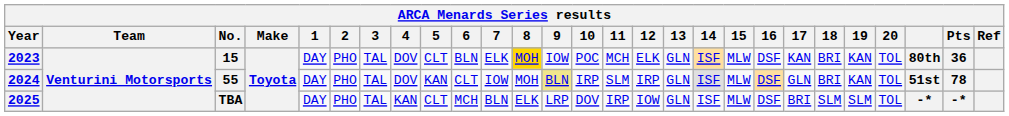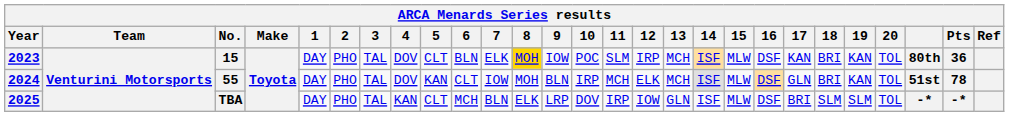(618, 58) MCH -> (618, 58) SLM
(648, 58) ELK -> (648, 58) IRP
(678, 58) GLN -> (678, 58) MCH
(557, 79) khaki background -> (557, 79) no background
(618, 79) SLM -> (618, 79) MCH
(648, 79) IRP -> (648, 79) ELK
(678, 79) GLN -> (678, 79) MCH
